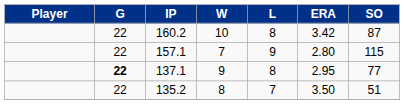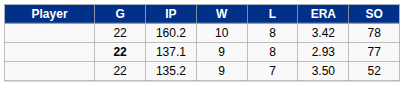(374, 33) 87 -> (374, 33) 78
- row: (171, 52)
(323, 71) 2.95 -> (323, 52) 2.93
(222, 90) 8 -> (222, 71) 9
(374, 90) 51 -> (374, 71) 52
